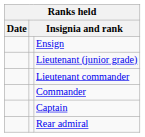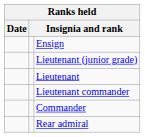+ row: (58, 76)
- row: (52, 108)
